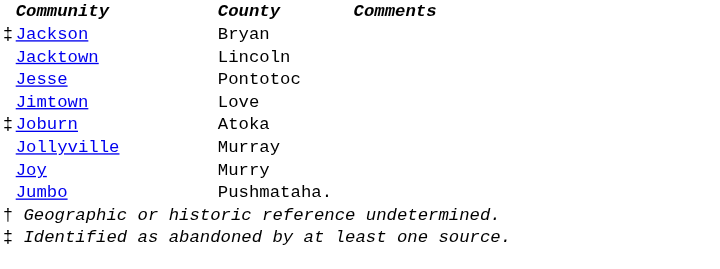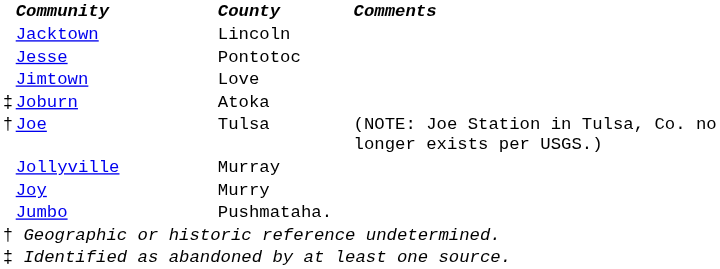- row: (52, 34)
+ row: (31, 125)
